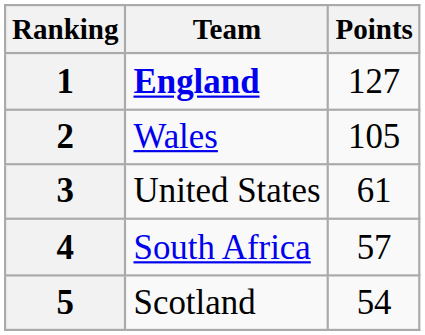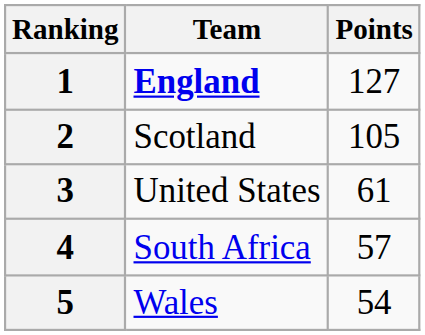(176, 136) Wales -> (195, 136) Scotland
(195, 302) Scotland -> (176, 302) Wales
